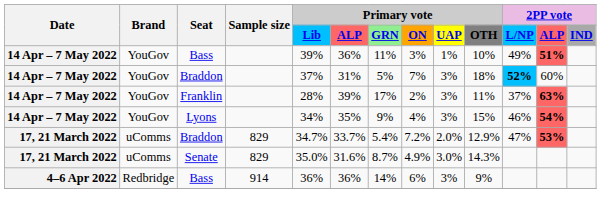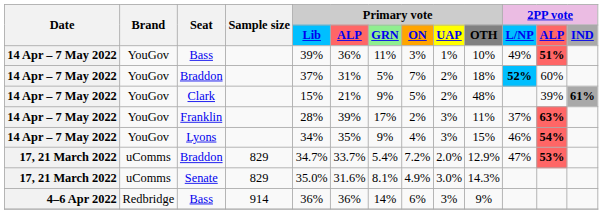(449, 76) 3% -> (449, 76) 2%
+ row: (62, 96)
(385, 158) 8.7% -> (385, 178) 8.1%
